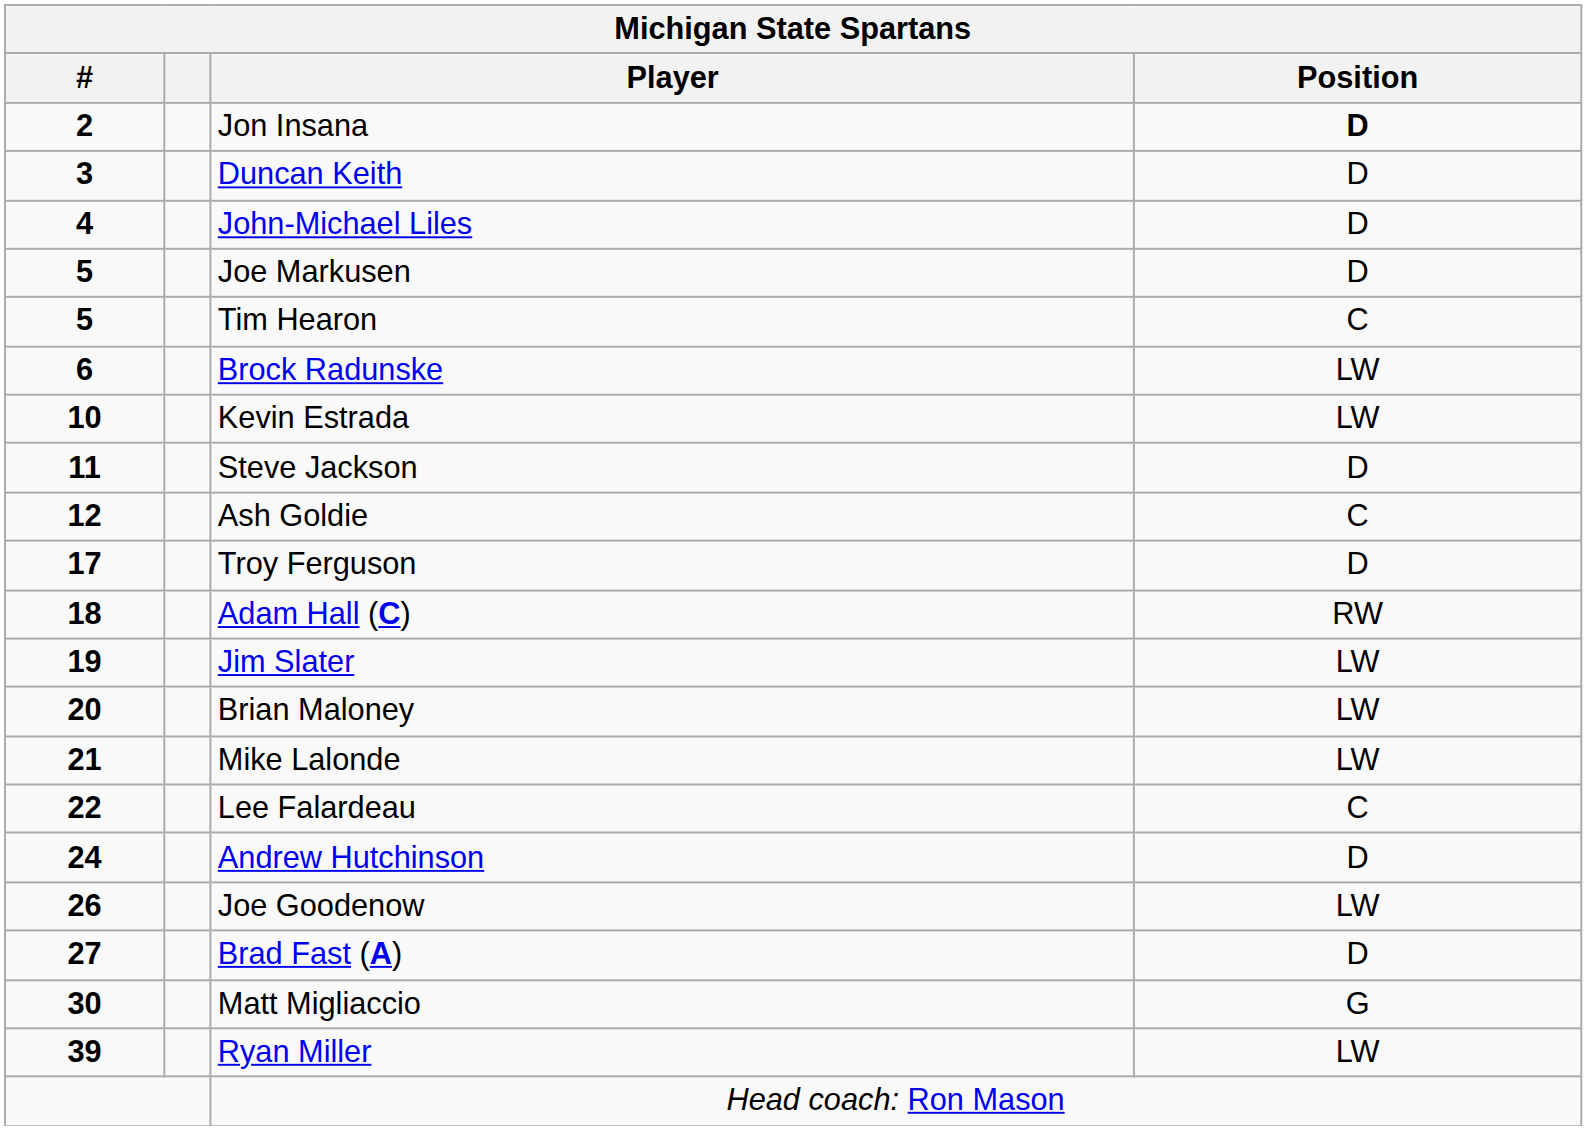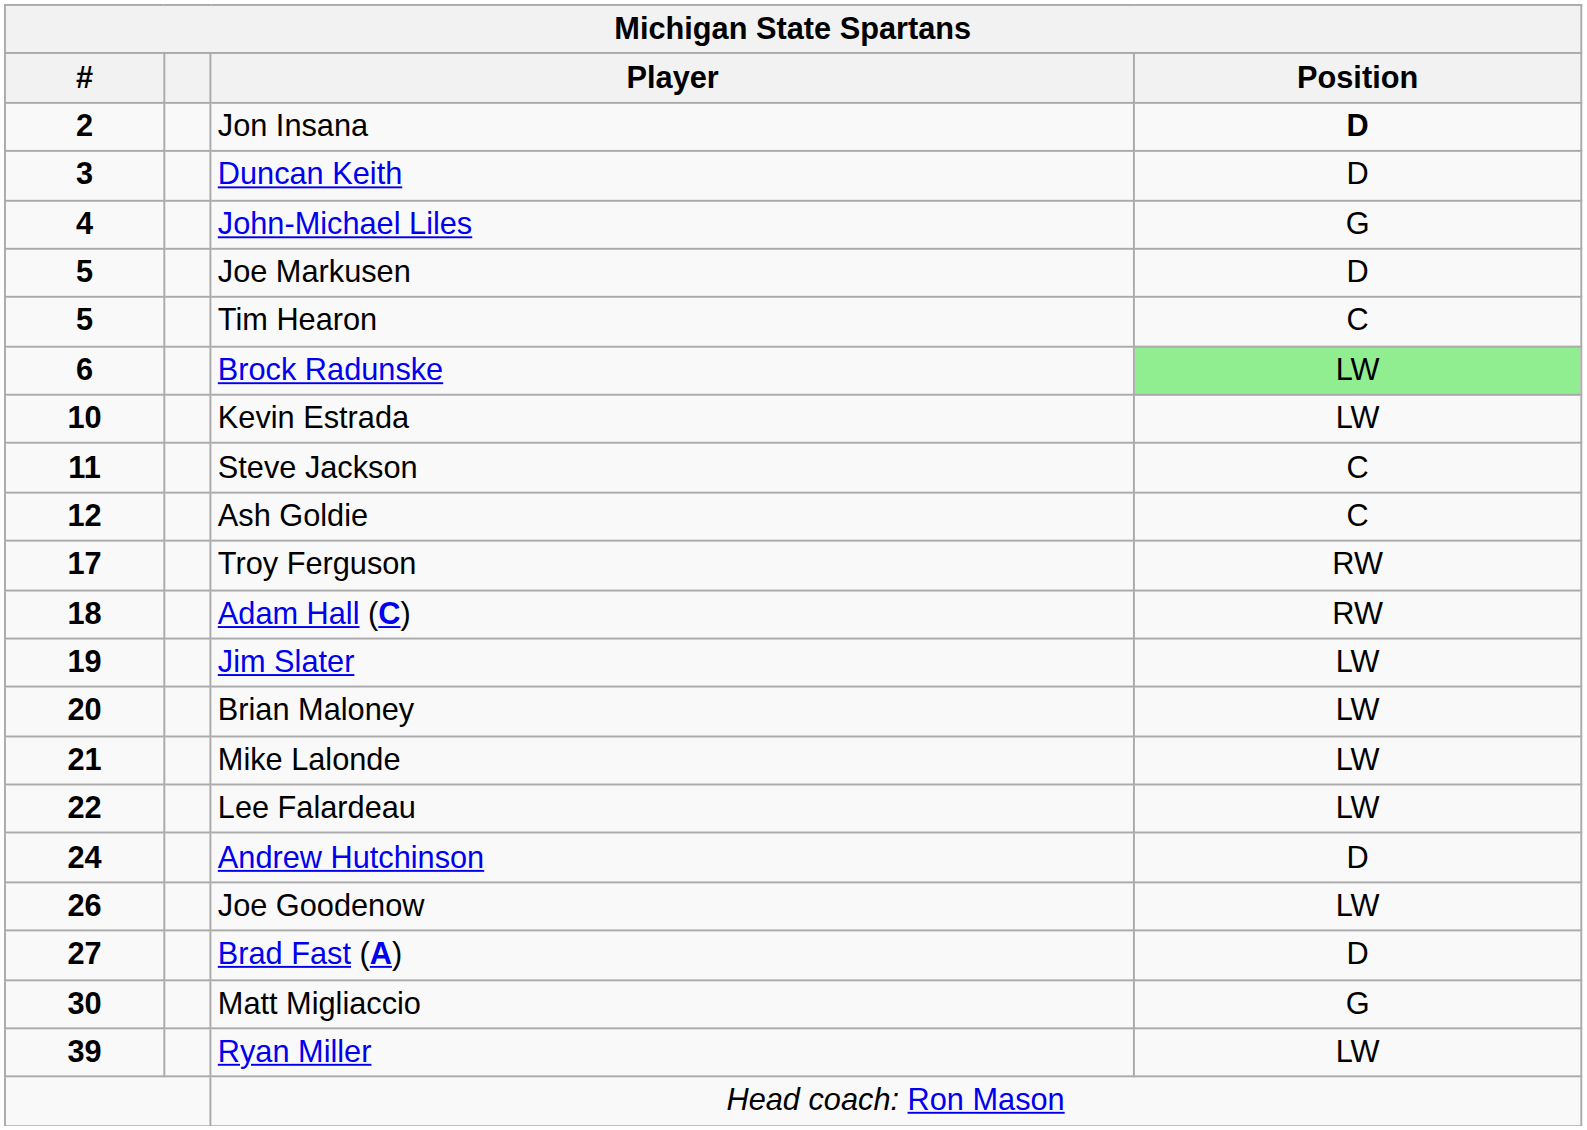(1358, 223) D -> (1358, 223) G
(1358, 369) no background -> (1358, 369) lightgreen background
(1358, 467) D -> (1358, 467) C
(1358, 564) D -> (1358, 564) RW
(1358, 808) C -> (1358, 808) LW
